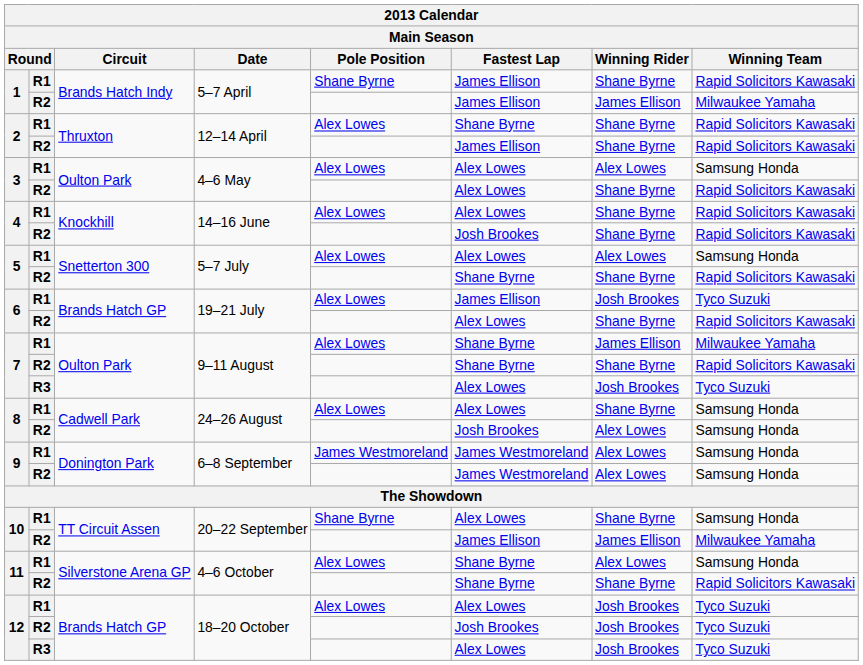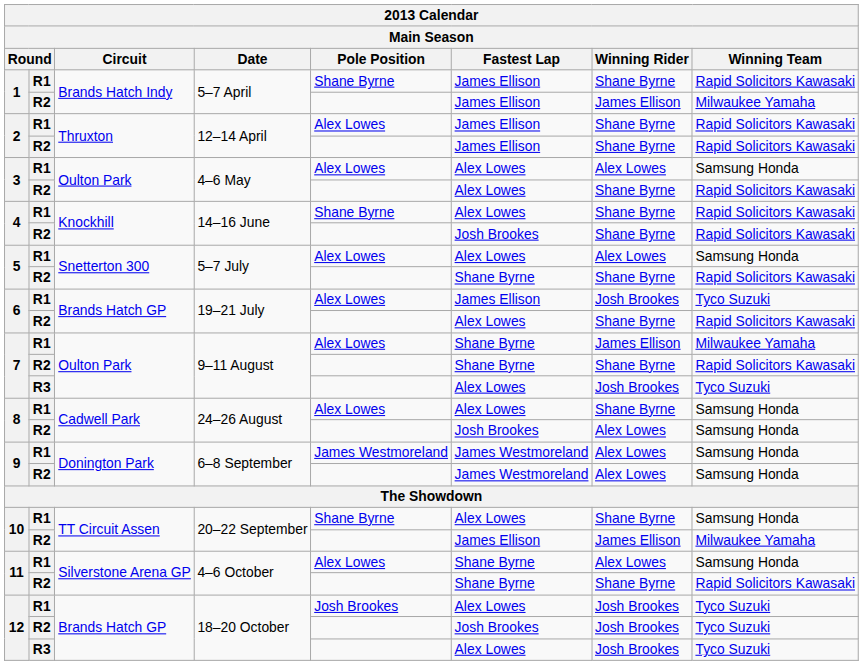(495, 124) Shane Byrne -> (497, 124) James Ellison
(350, 212) Alex Lowes -> (354, 212) Shane Byrne
(350, 605) Alex Lowes -> (356, 605) Josh Brookes
